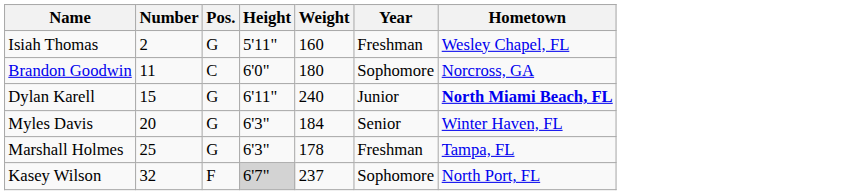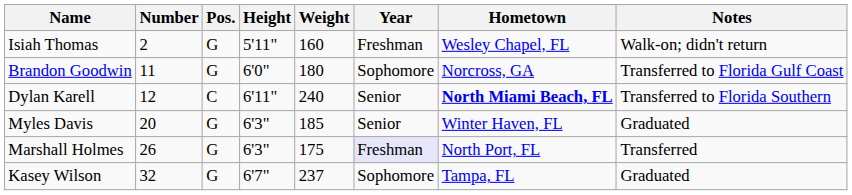+ column: (732, 17)
(212, 70) C -> (212, 70) G
(148, 96) 15 -> (148, 96) 12
(212, 96) G -> (212, 96) C
(378, 96) Junior -> (379, 96) Senior
(311, 123) 184 -> (311, 123) 185
(148, 149) 25 -> (148, 149) 26
(311, 149) 178 -> (311, 149) 175
(390, 149) no background -> (390, 149) lavender background
(478, 149) Tampa, FL -> (491, 149) North Port, FL
(211, 176) F -> (212, 176) G
(256, 176) lightgrey background -> (256, 176) no background
(491, 176) North Port, FL -> (478, 176) Tampa, FL
